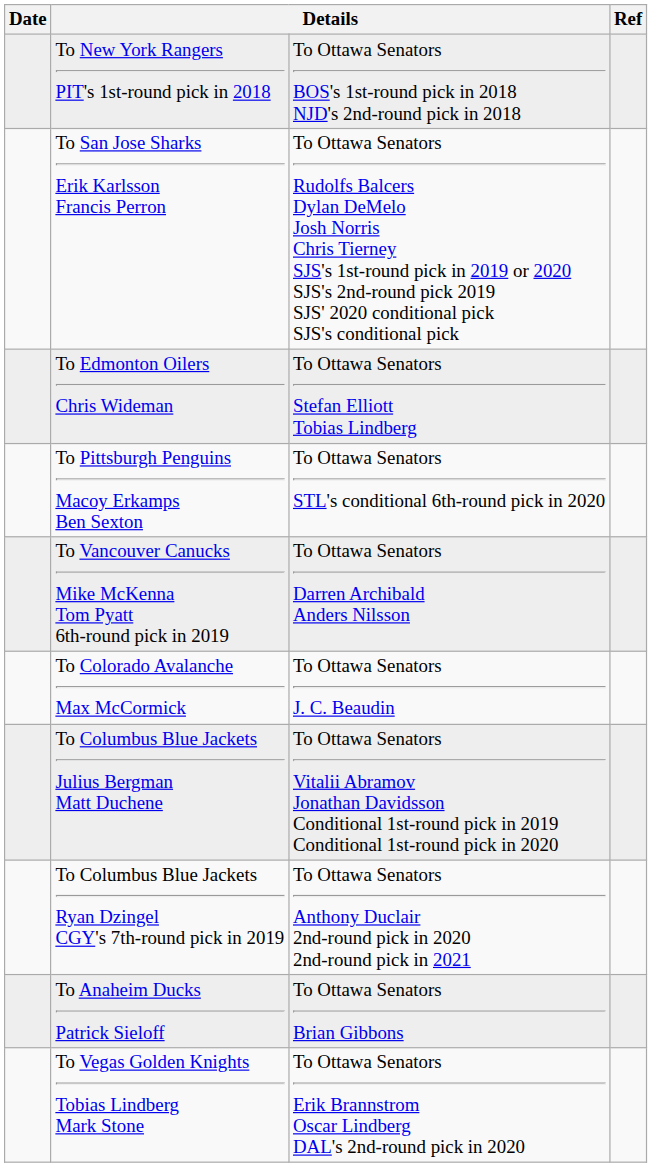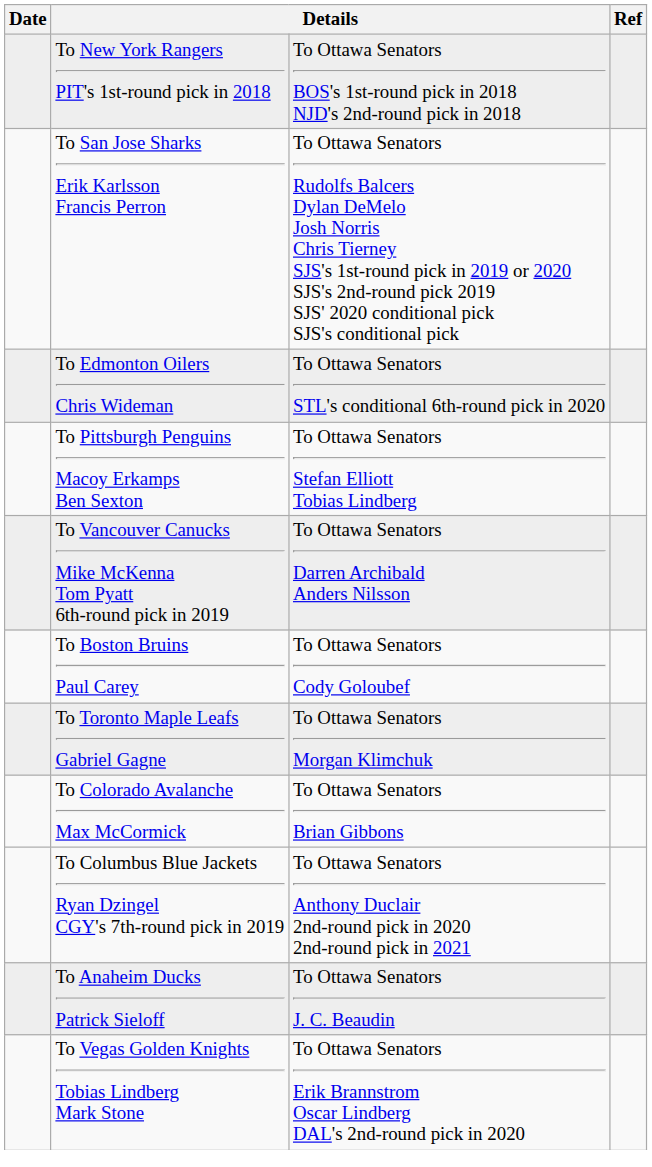(449, 396) To Ottawa Senators Stefan Elliott Tobias Lindberg -> (449, 385) To Ottawa Senators STL's conditional 6th-round pick in 2020
(449, 479) To Ottawa Senators STL's conditional 6th-round pick in 2020 -> (449, 468) To Ottawa Senators Stefan Elliott Tobias Lindberg
+ row: (170, 666)
+ row: (170, 738)
(449, 687) To Ottawa Senators J. C. Beaudin -> (449, 811) To Ottawa Senators Brian Gibbons
- row: (170, 770)
(449, 1011) To Ottawa Senators Brian Gibbons -> (449, 998) To Ottawa Senators J. C. Beaudin
